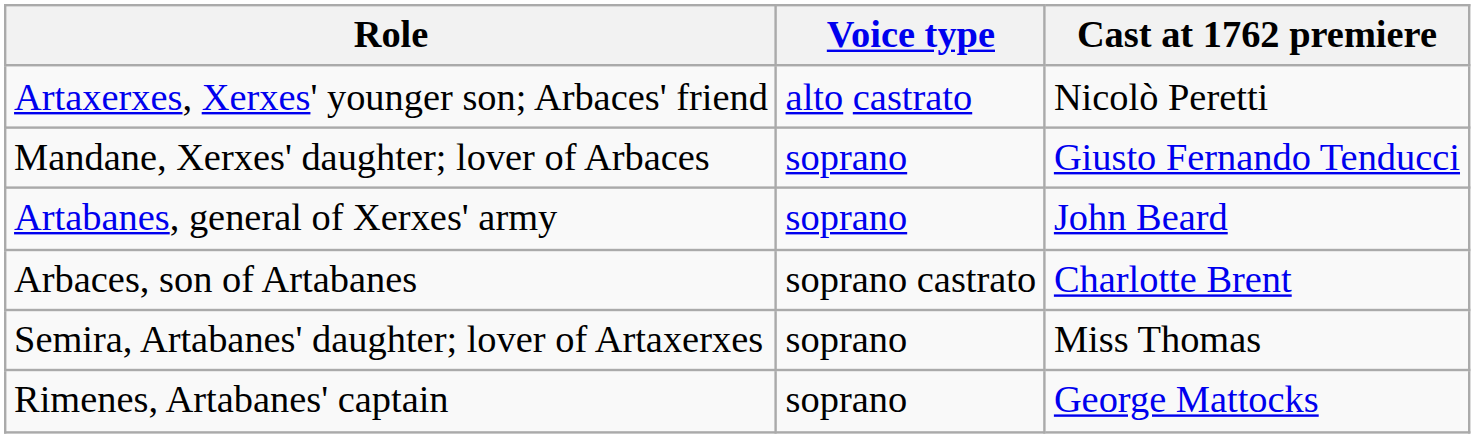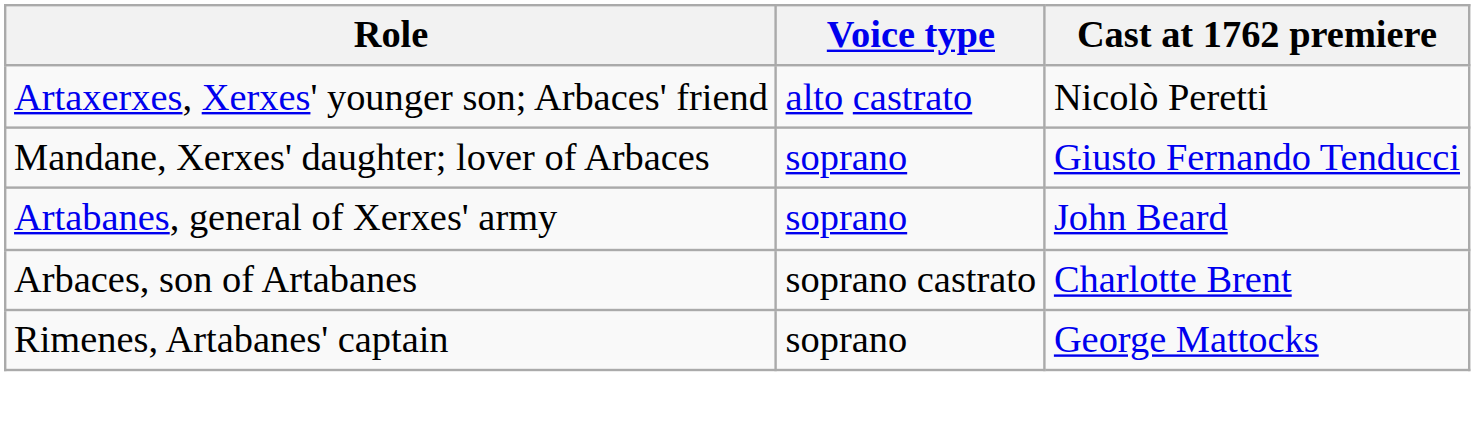- row: (389, 339)
